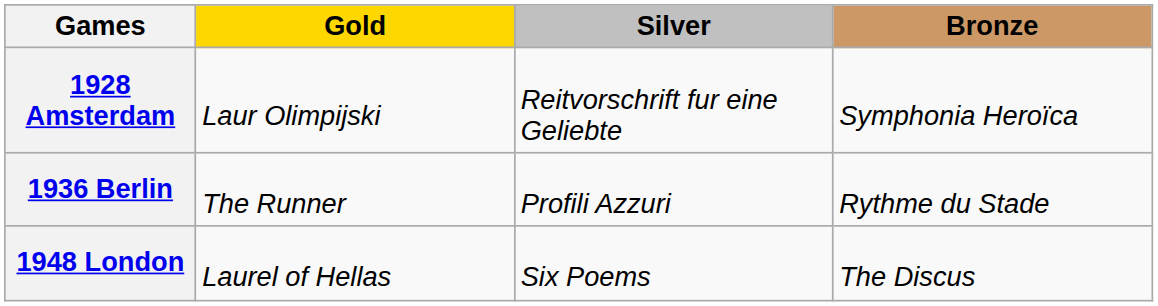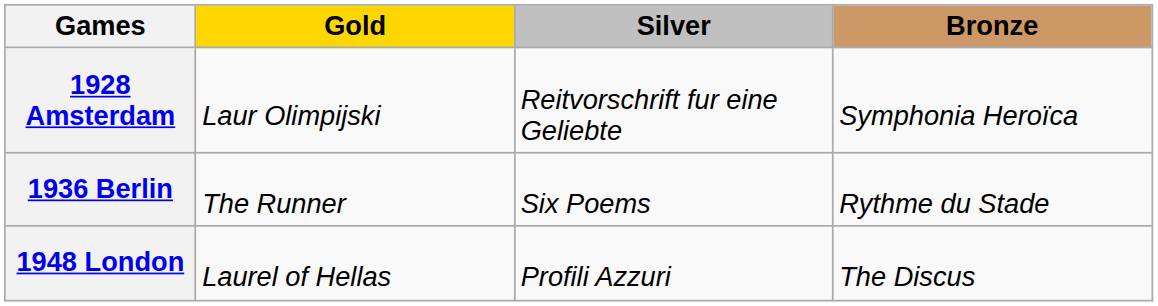(596, 204) Profili Azzuri -> (586, 204) Six Poems
(586, 277) Six Poems -> (596, 277) Profili Azzuri
